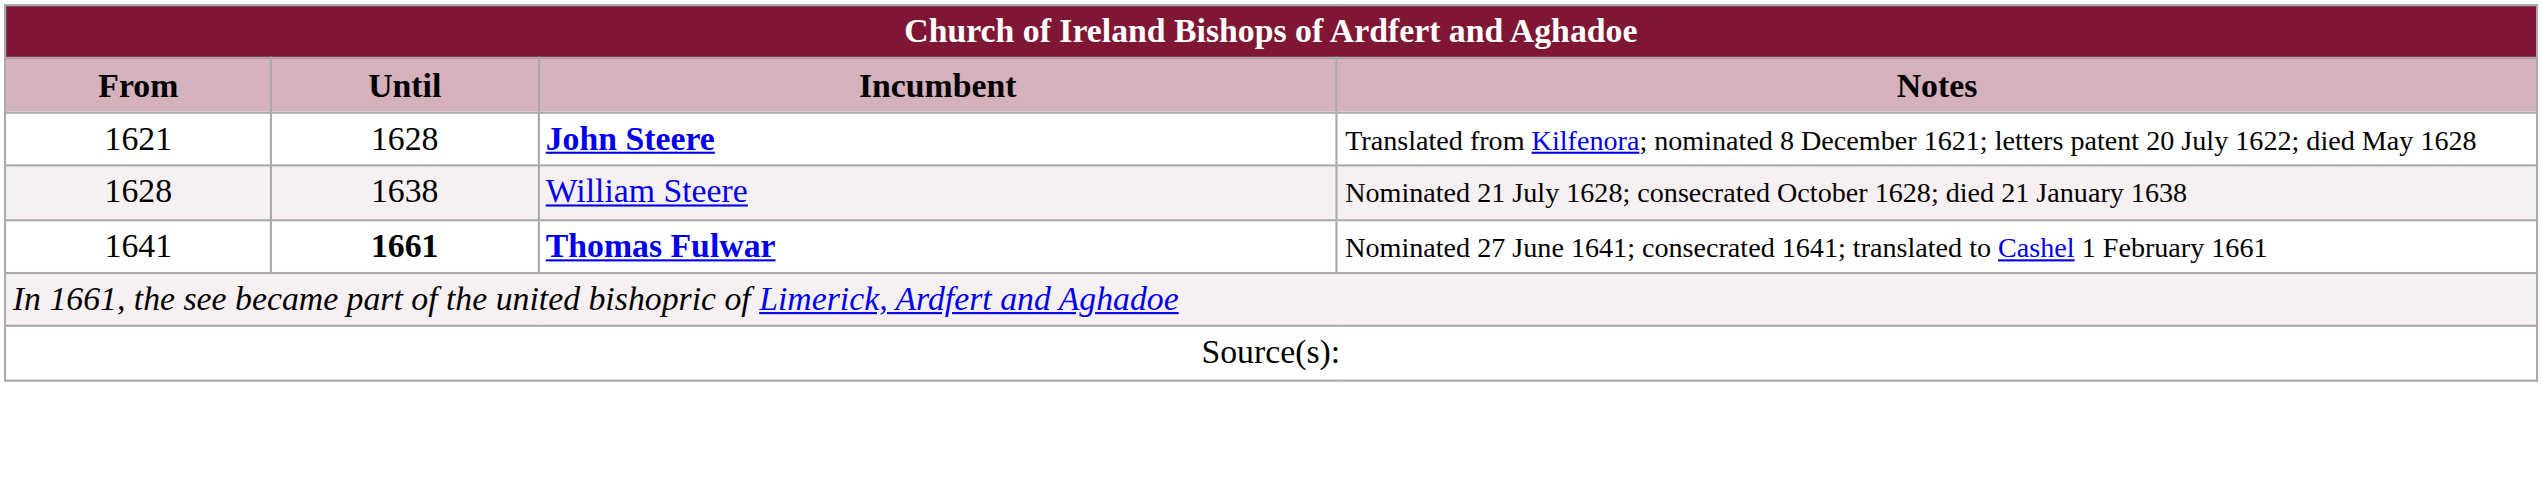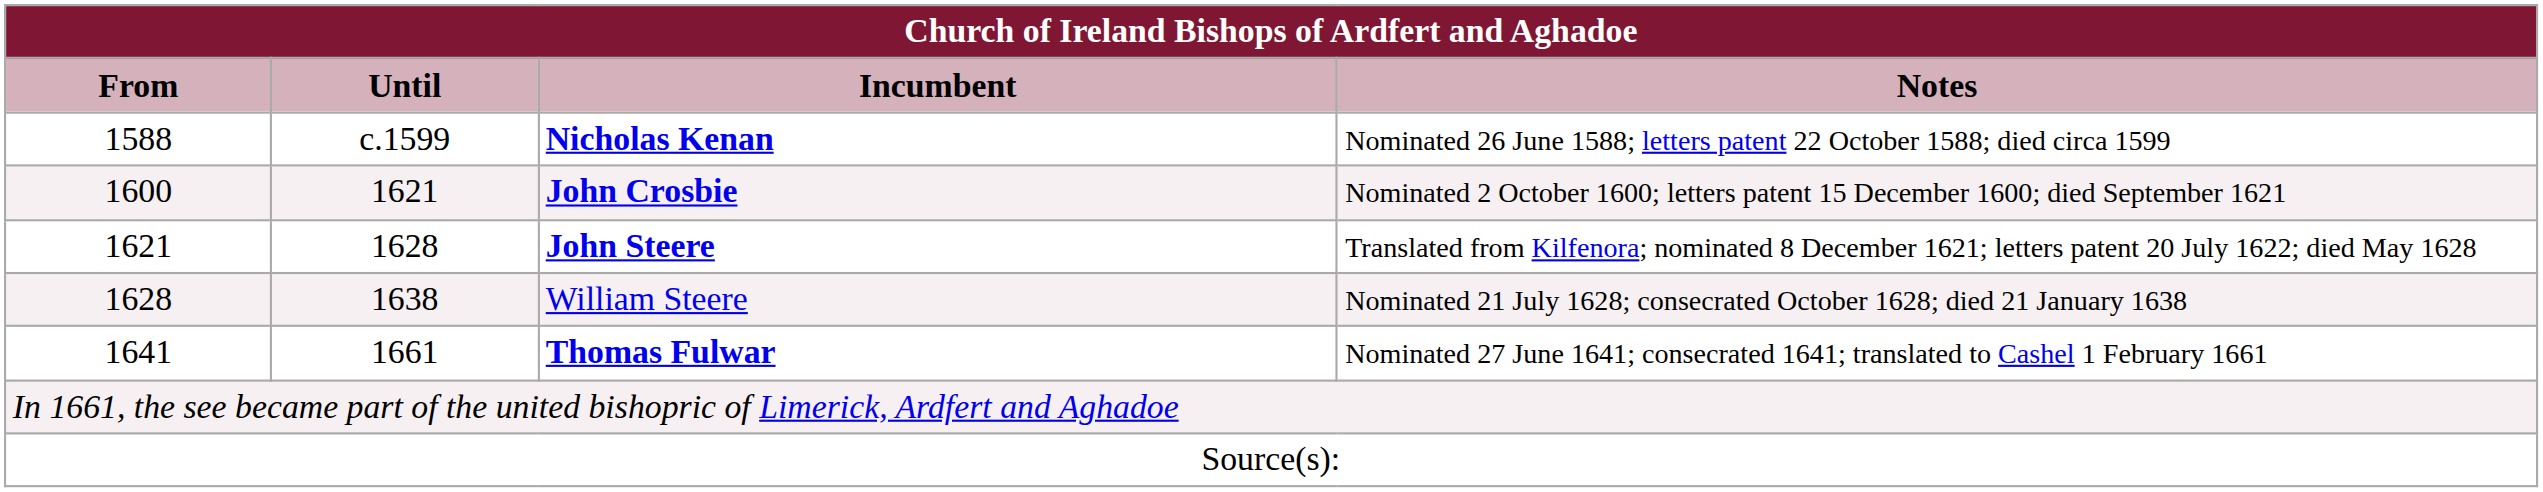+ row: (660, 138)
+ row: (642, 191)
(405, 245) bold -> (405, 352) normal
